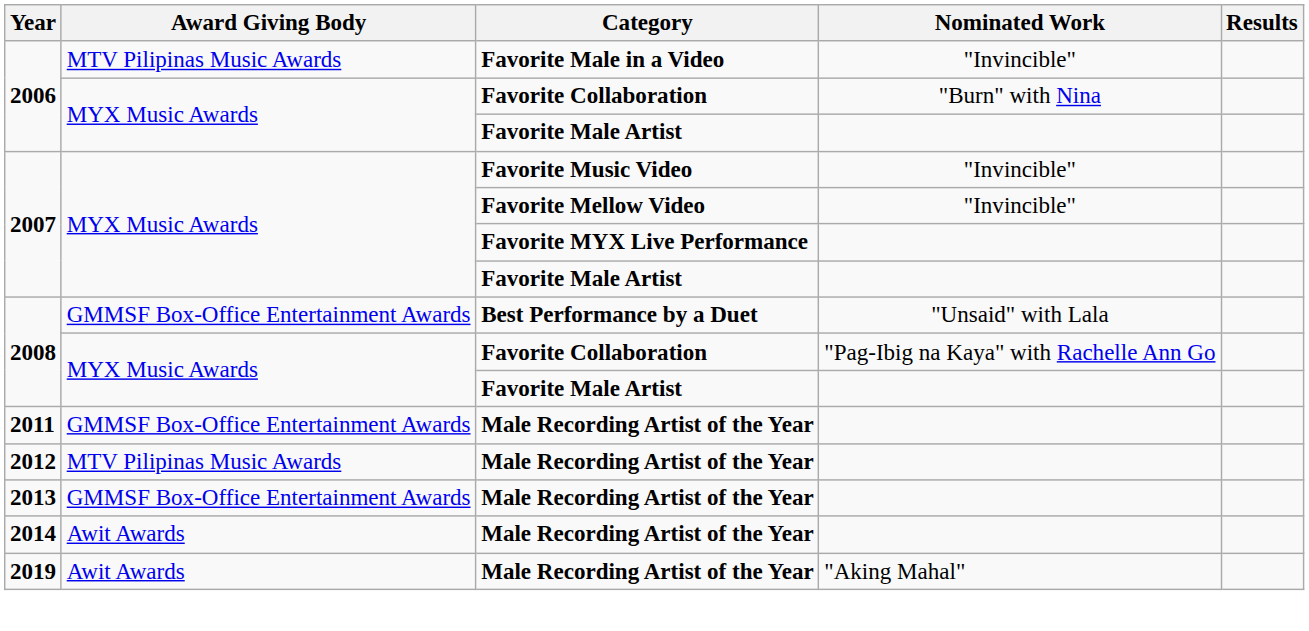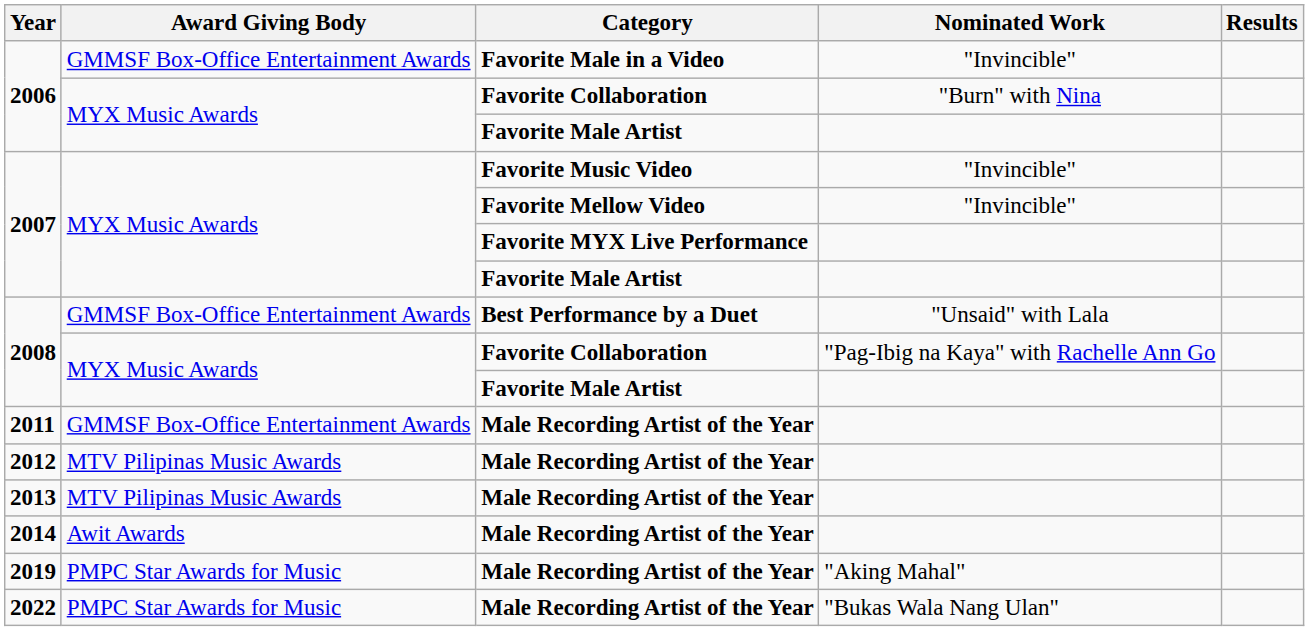(204, 59) MTV Pilipinas Music Awards -> (269, 59) GMMSF Box-Office Entertainment Awards
(269, 497) GMMSF Box-Office Entertainment Awards -> (204, 497) MTV Pilipinas Music Awards
(126, 570) Awit Awards -> (204, 570) PMPC Star Awards for Music
+ row: (33, 607)
